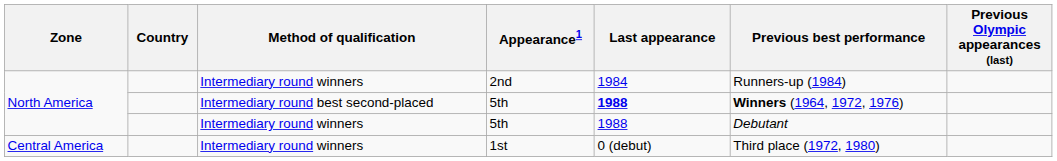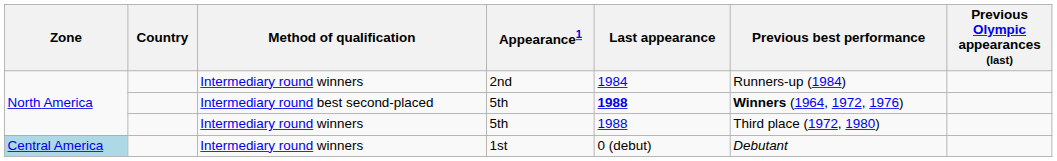(761, 124) Debutant -> (806, 124) Third place (1972, 1980)
(55, 145) no background -> (55, 145) lightblue background
(806, 145) Third place (1972, 1980) -> (761, 145) Debutant
